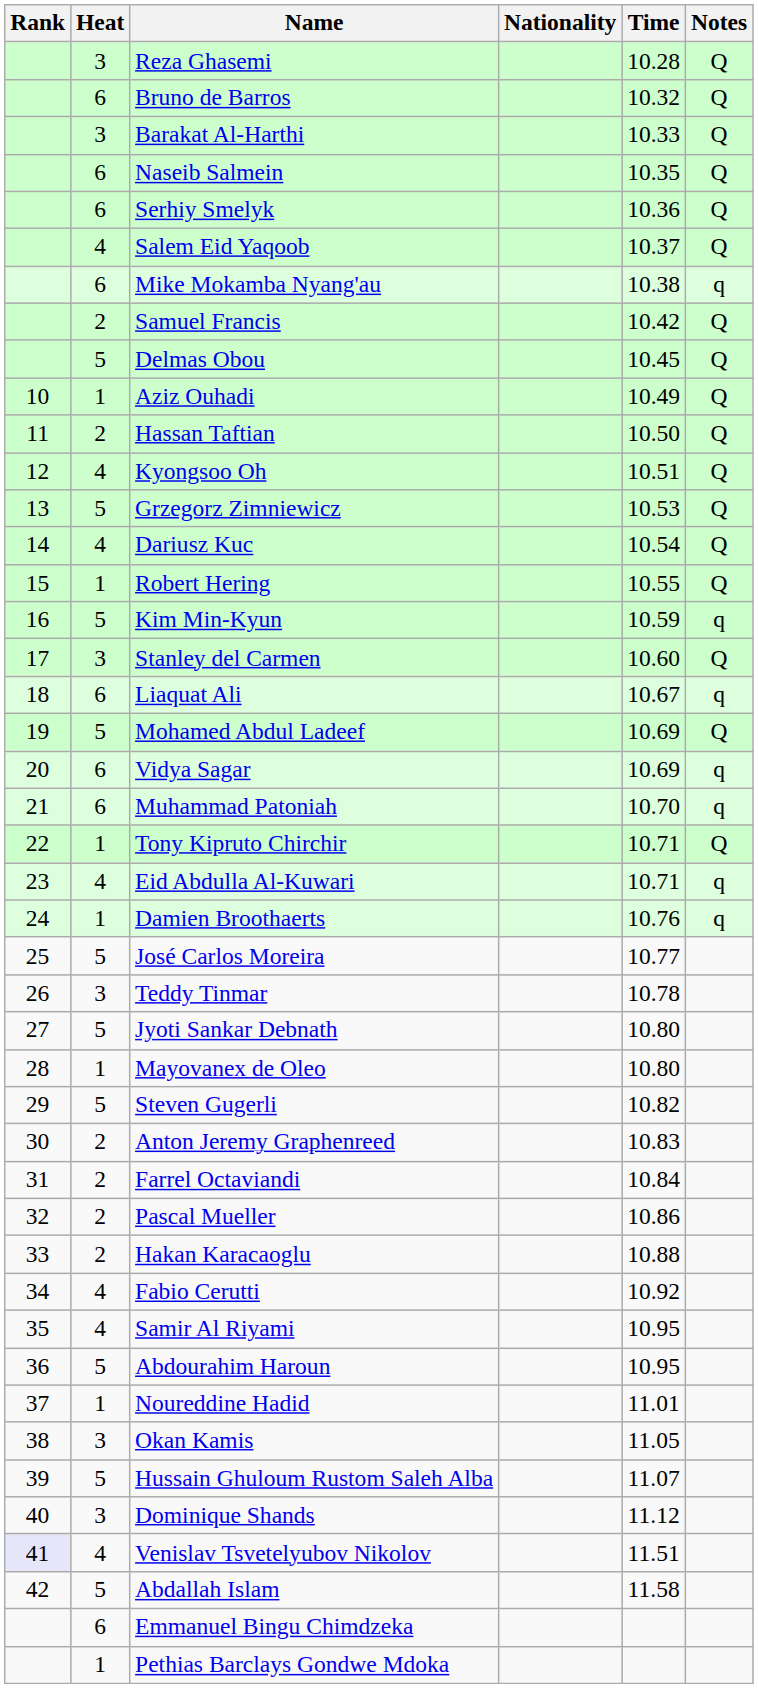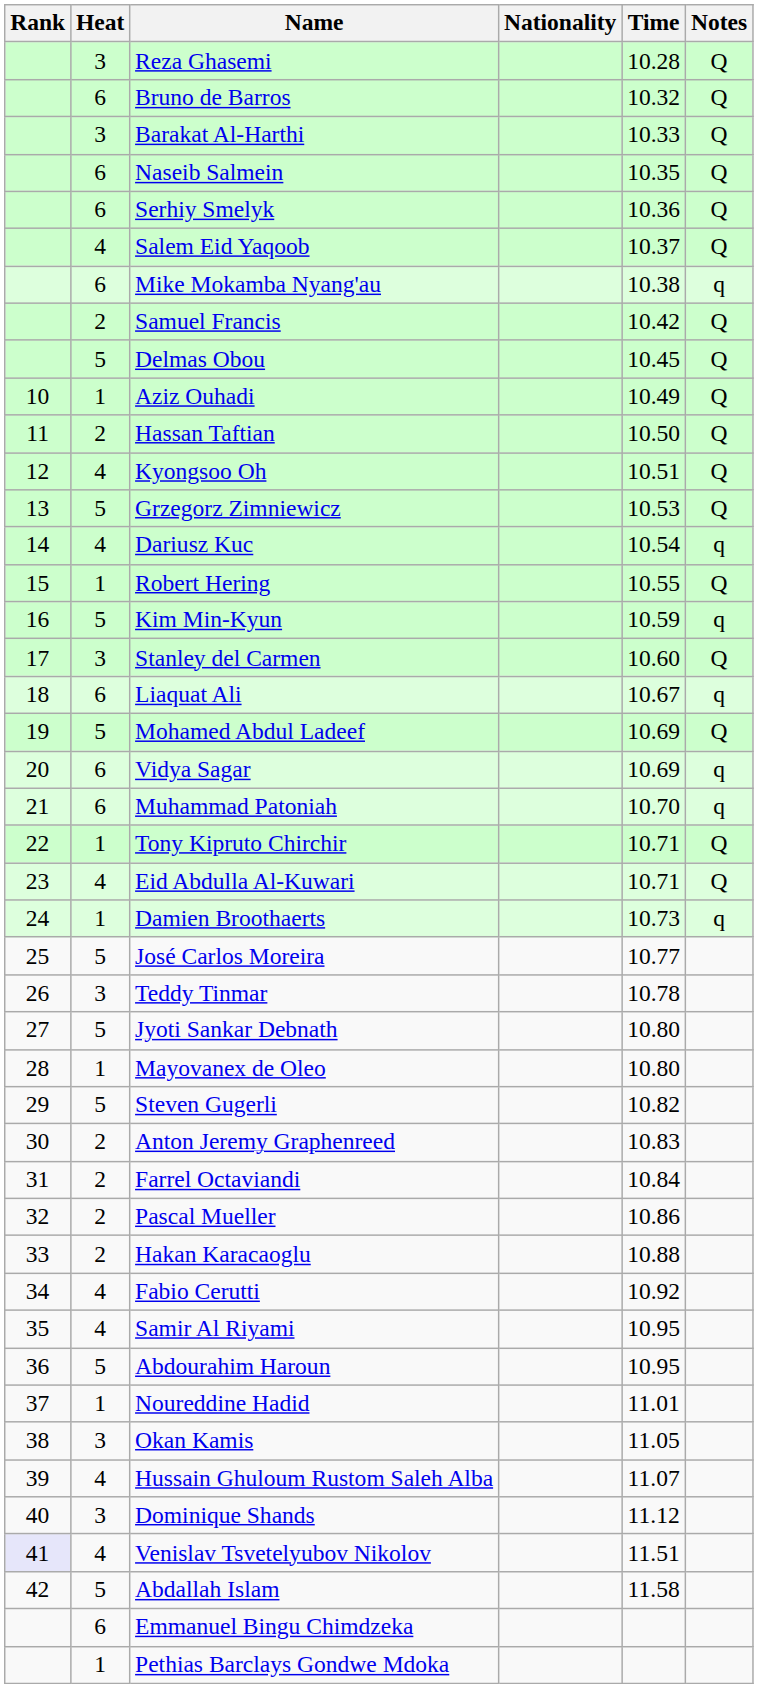(719, 545) Q -> (719, 545) q
(719, 881) q -> (719, 881) Q
(654, 918) 10.76 -> (654, 918) 10.73
(100, 1477) 5 -> (100, 1477) 4
